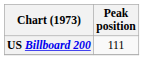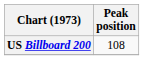(116, 45) 111 -> (116, 45) 108
